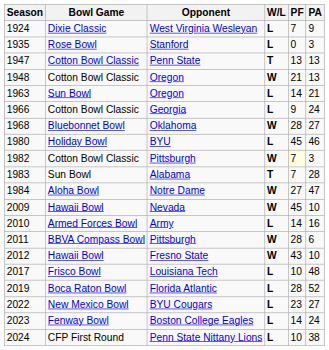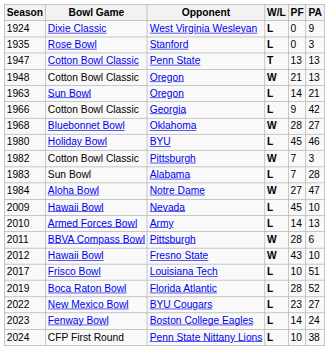(293, 28) 7 -> (293, 28) 0
(314, 110) 24 -> (314, 110) 42
(293, 158) lightyellow background -> (293, 158) no background
(270, 175) T -> (270, 175) L
(272, 207) W -> (270, 207) L
(314, 223) 16 -> (314, 223) 13
(314, 272) 48 -> (314, 272) 51
